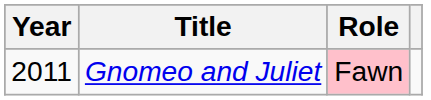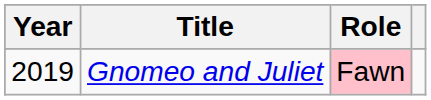(42, 71) 2011 -> (43, 71) 2019
